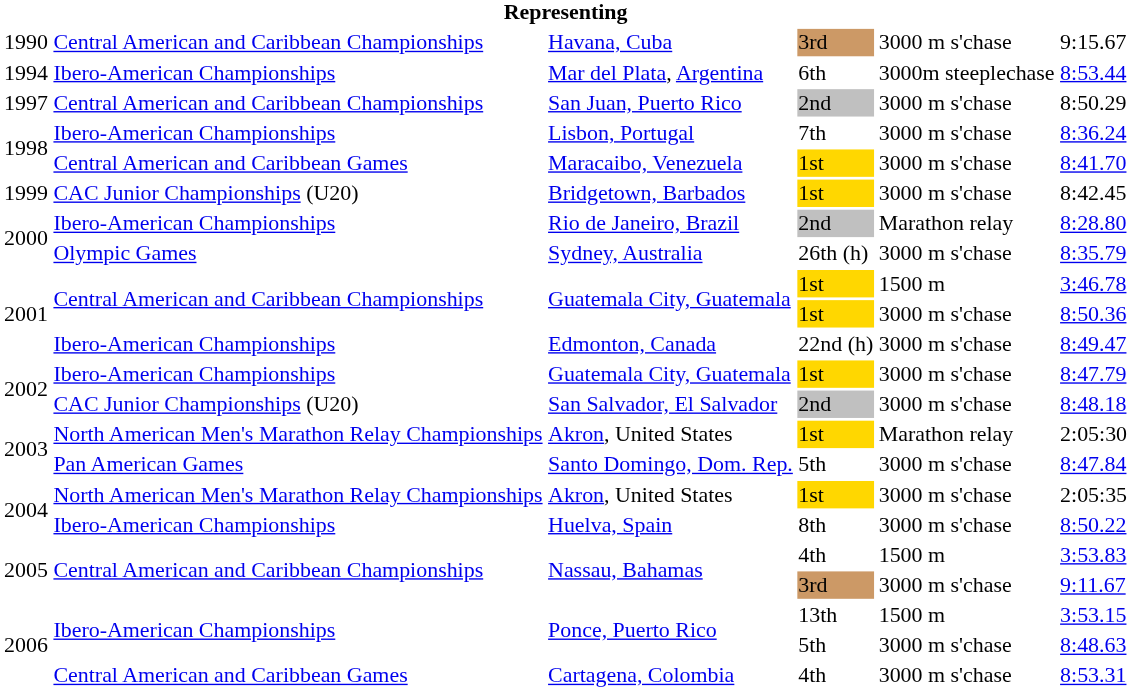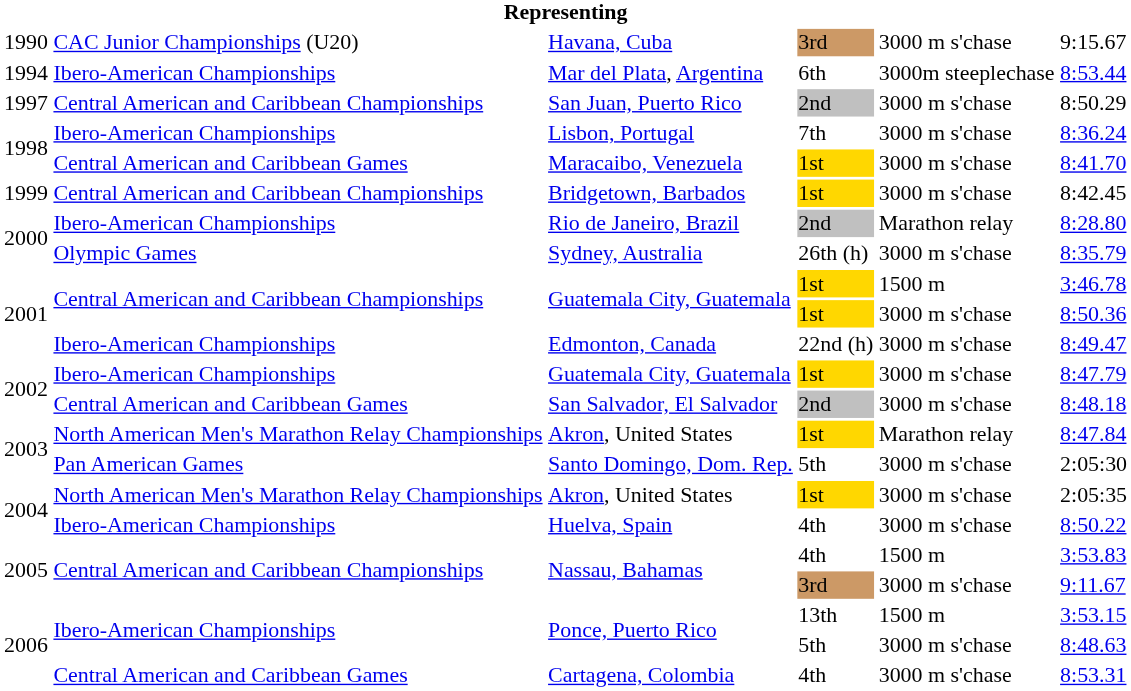(268, 42) Central American and Caribbean Championships -> (206, 42) CAC Junior Championships (U20)
(206, 193) CAC Junior Championships (U20) -> (268, 193) Central American and Caribbean Championships
(206, 404) CAC Junior Championships (U20) -> (231, 404) Central American and Caribbean Games
(1094, 434) 2:05:30 -> (1093, 434) 8:47.84
(1093, 464) 8:47.84 -> (1094, 464) 2:05:30
(812, 524) 8th -> (812, 524) 4th
